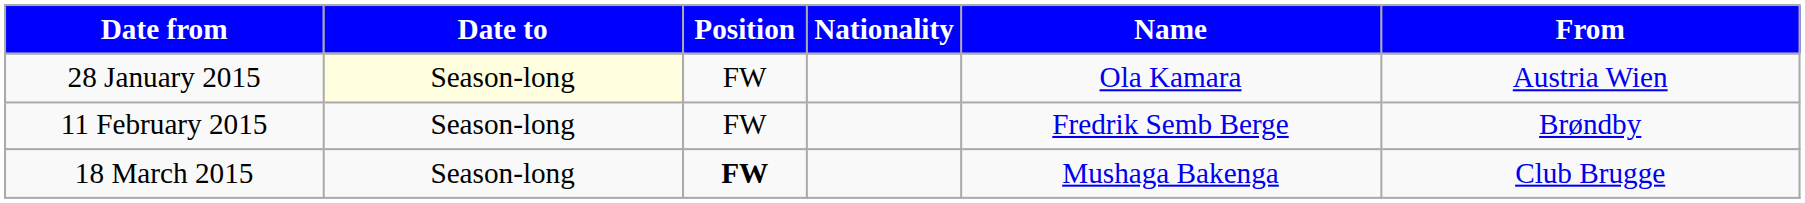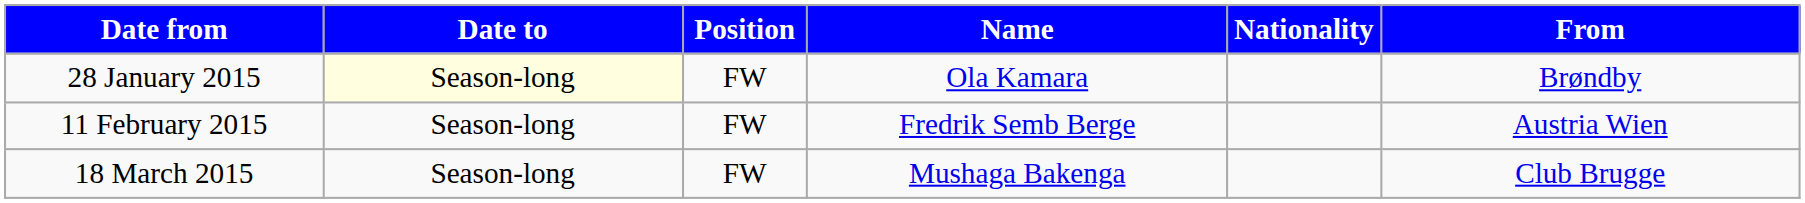columns swapped: (884, 28) <-> (1171, 28)
(1590, 77) Austria Wien -> (1590, 77) Brøndby
(1590, 125) Brøndby -> (1590, 125) Austria Wien
(745, 173) bold -> (745, 173) normal
